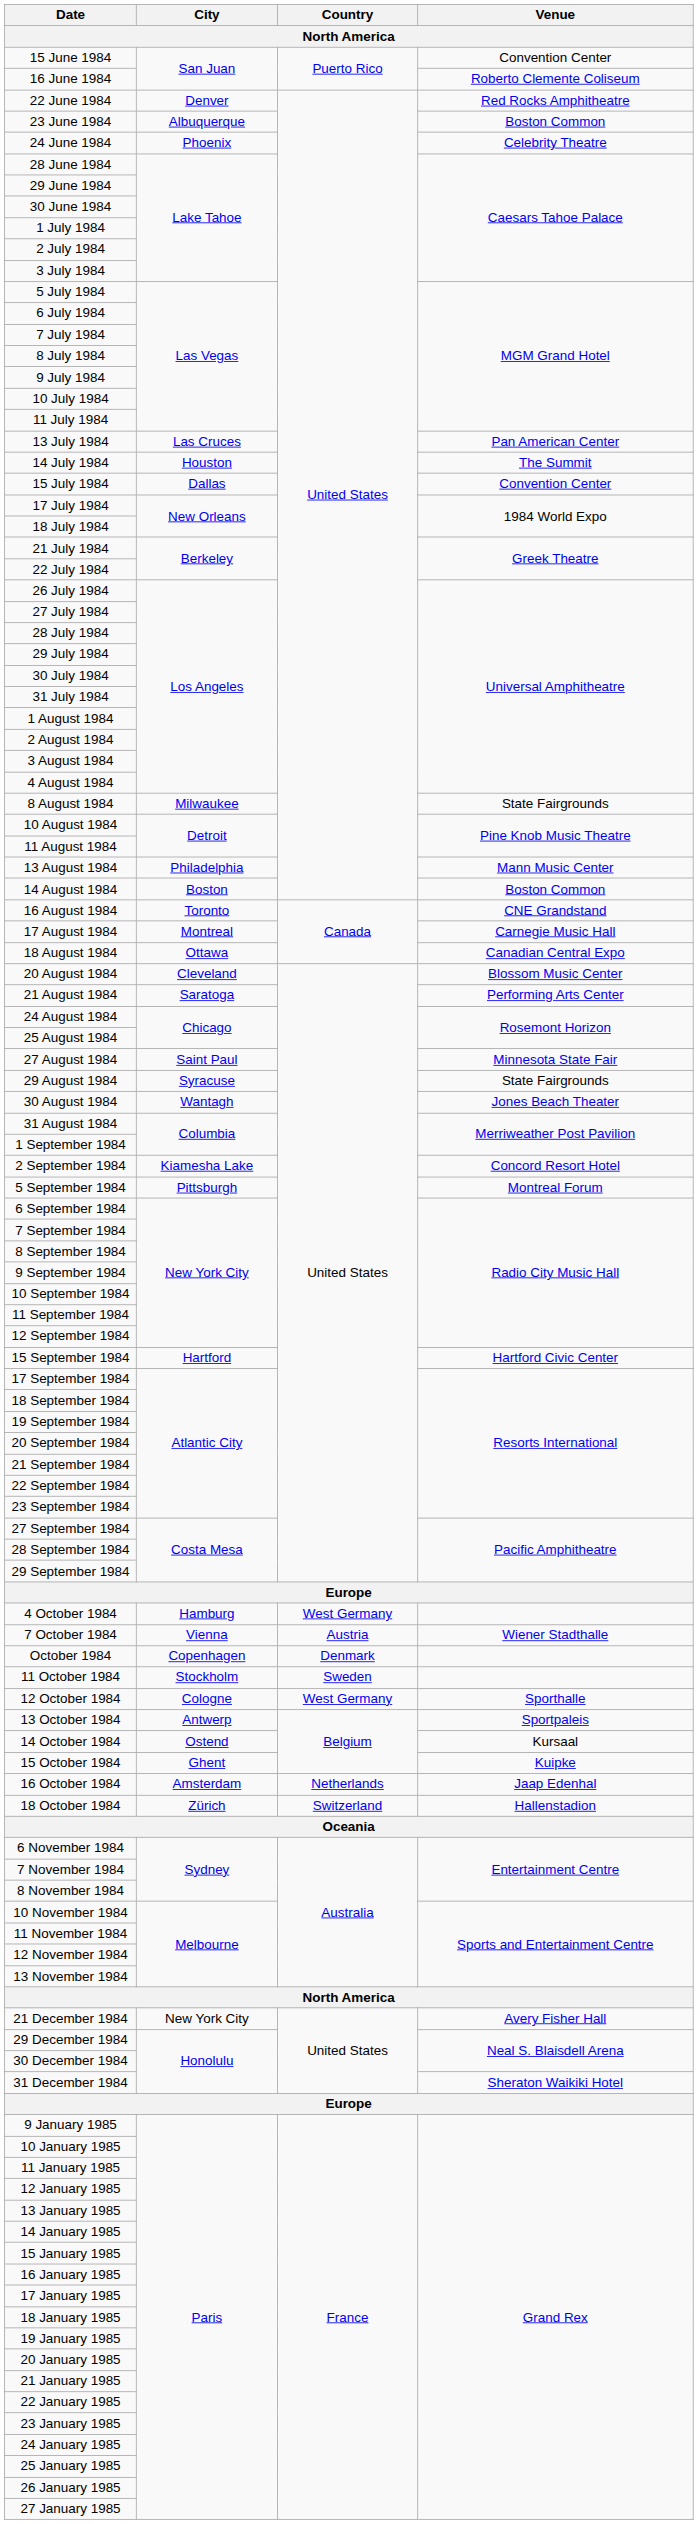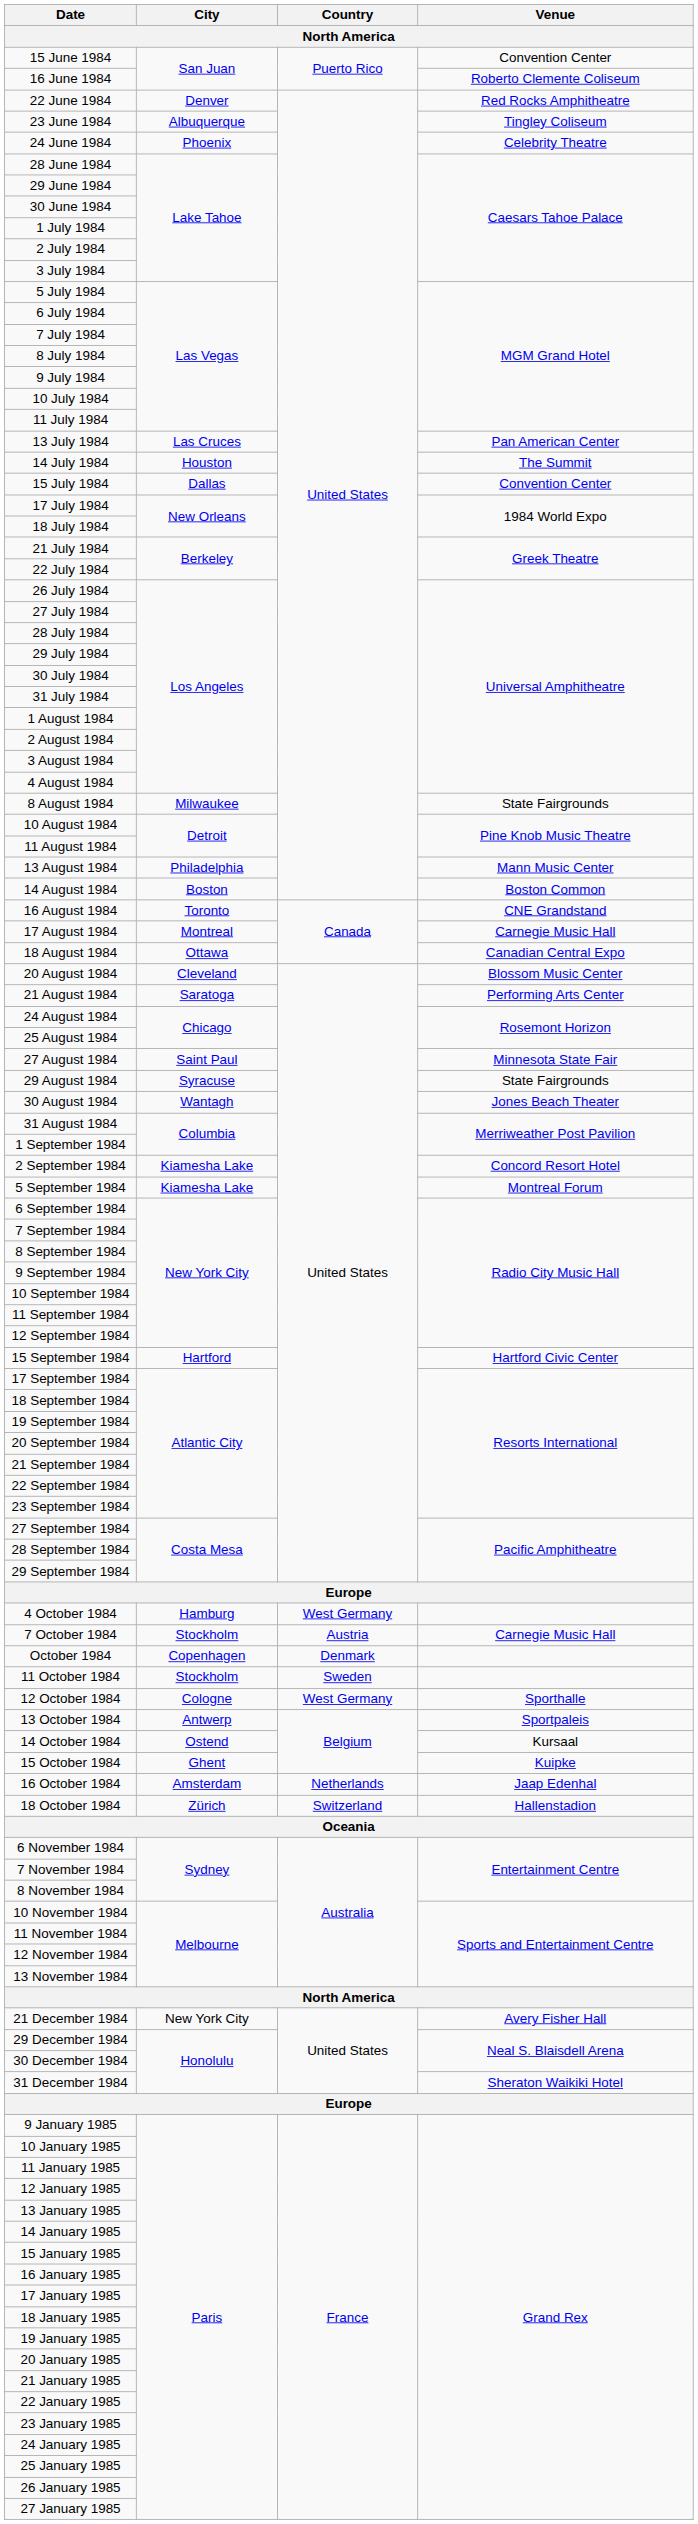(555, 121) Boston Common -> (555, 121) Tingley Coliseum
(207, 1187) Pittsburgh -> (207, 1187) Kiamesha Lake
(207, 1635) Vienna -> (207, 1635) Stockholm
(555, 1635) Wiener Stadthalle -> (555, 1635) Carnegie Music Hall
